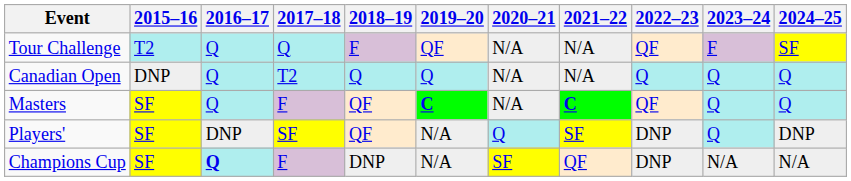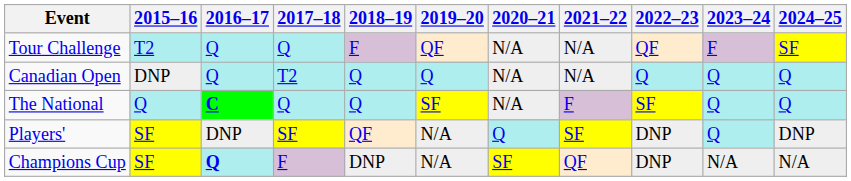+ row: (56, 104)
- row: (37, 104)
